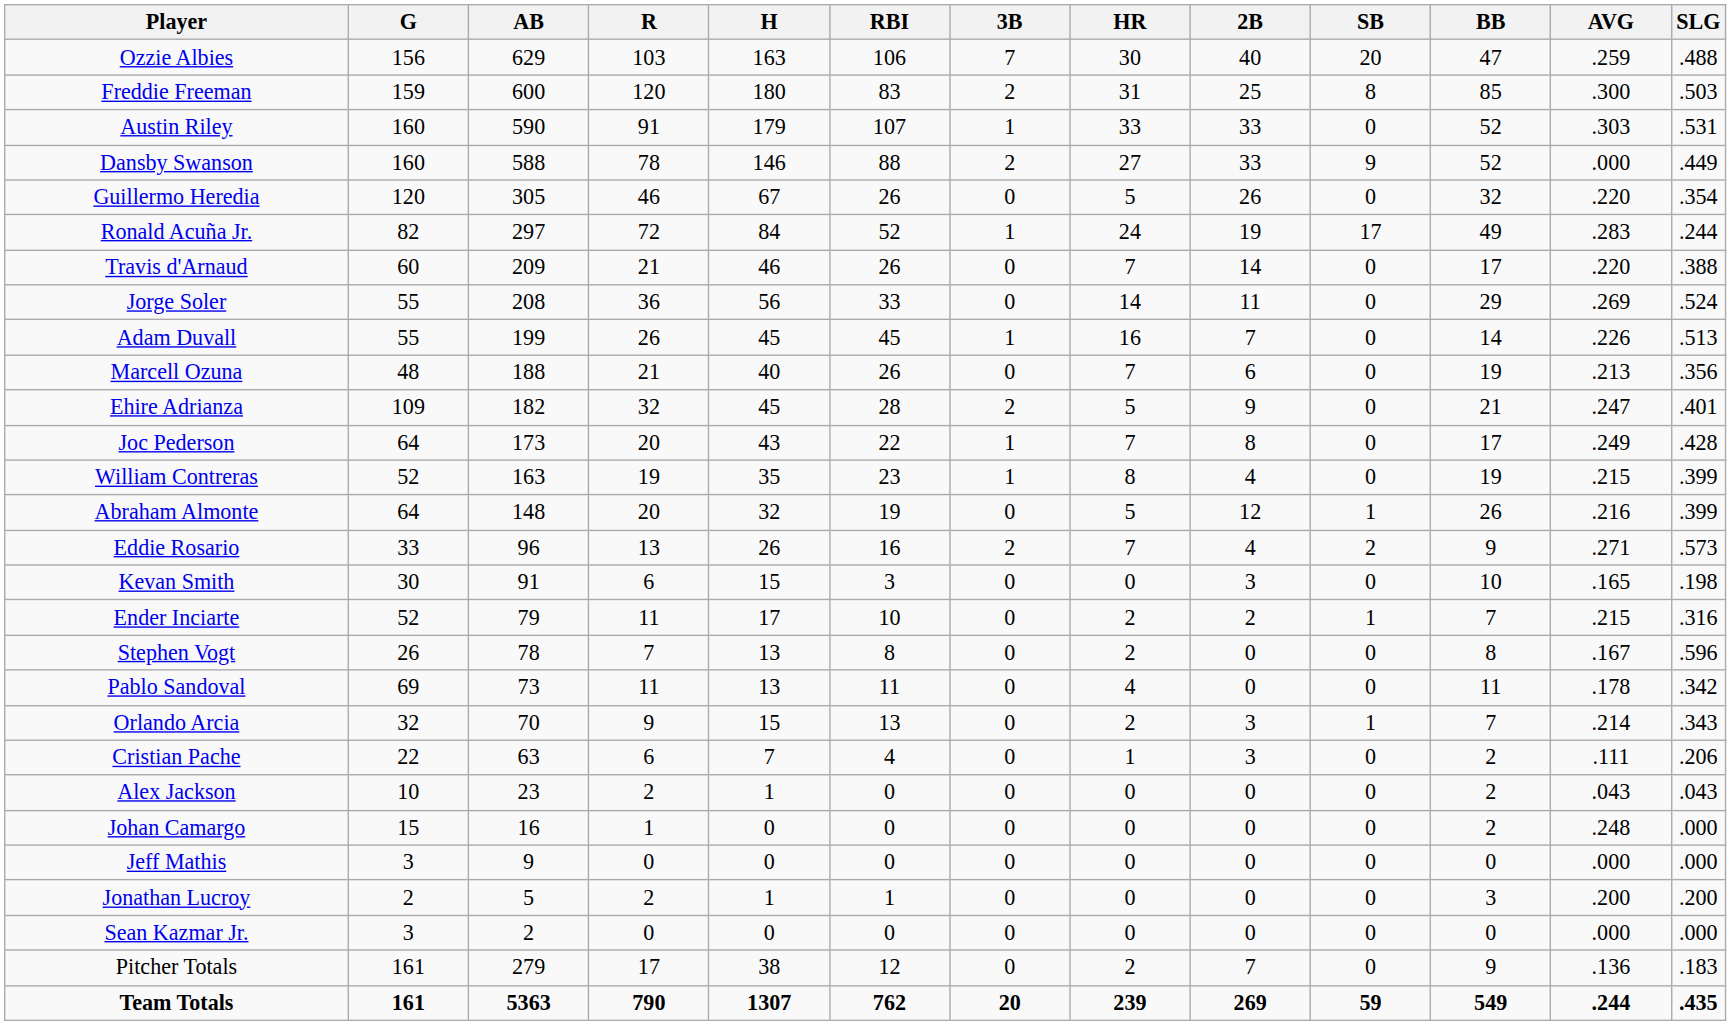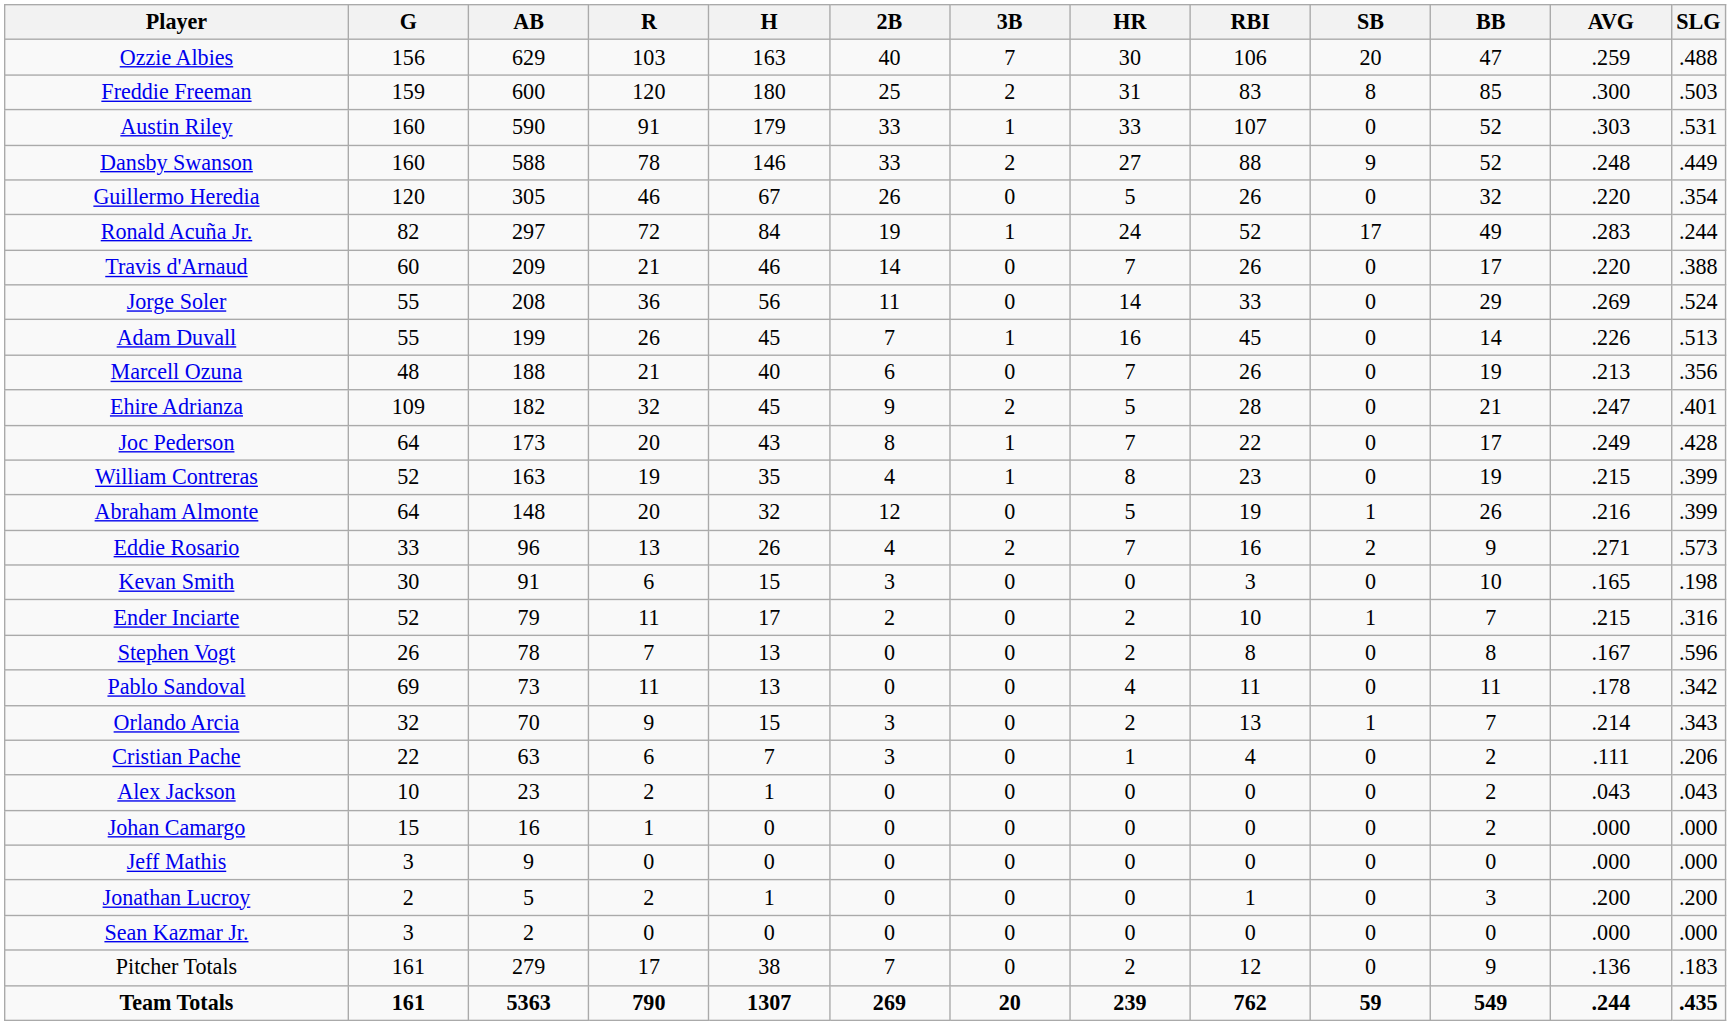columns swapped: (1250, 22) <-> (889, 22)
(1611, 162) .000 -> (1611, 162) .248
(1611, 827) .248 -> (1611, 827) .000
